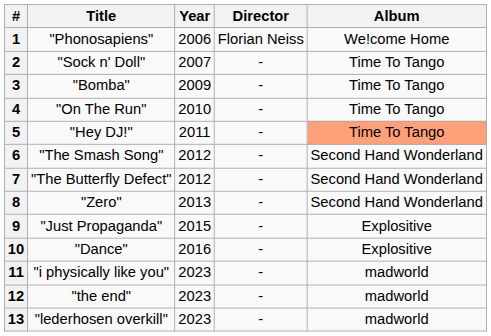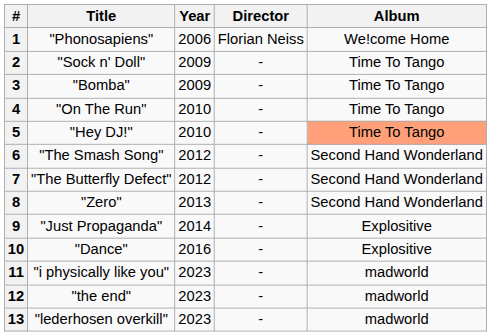(195, 62) 2007 -> (195, 62) 2009
(195, 132) 2011 -> (195, 132) 2010
(195, 226) 2015 -> (195, 226) 2014
